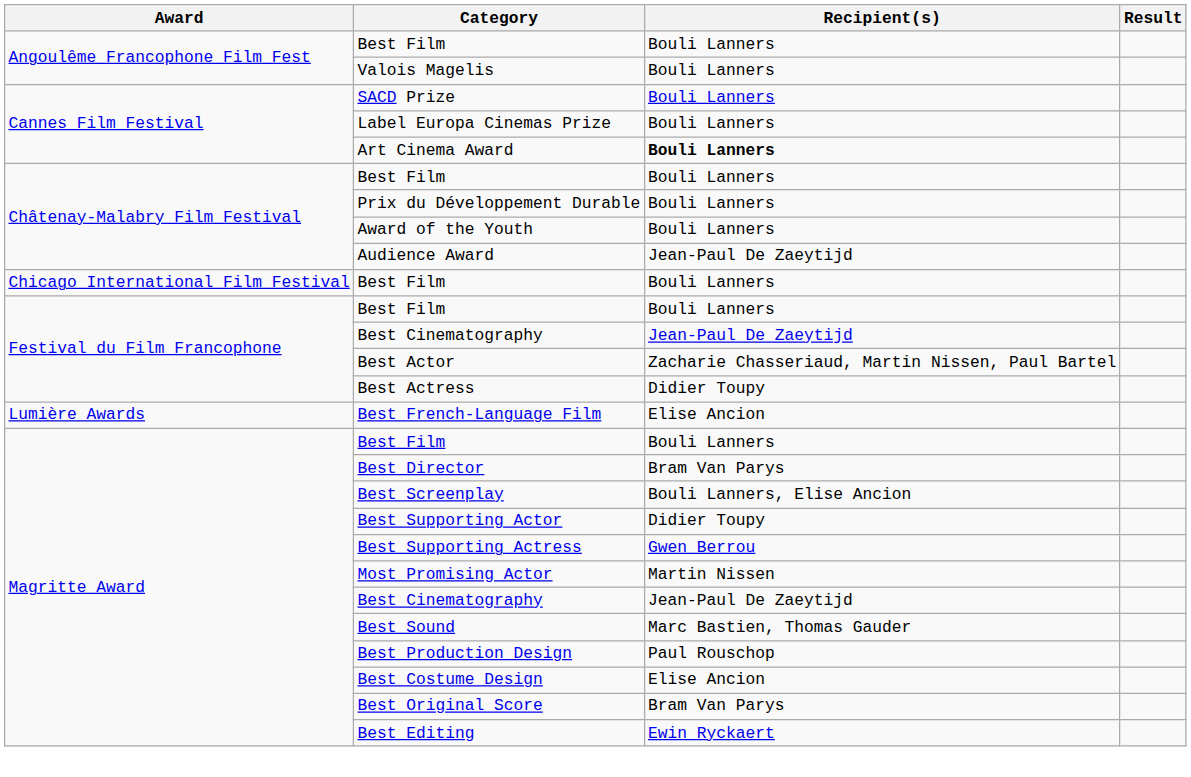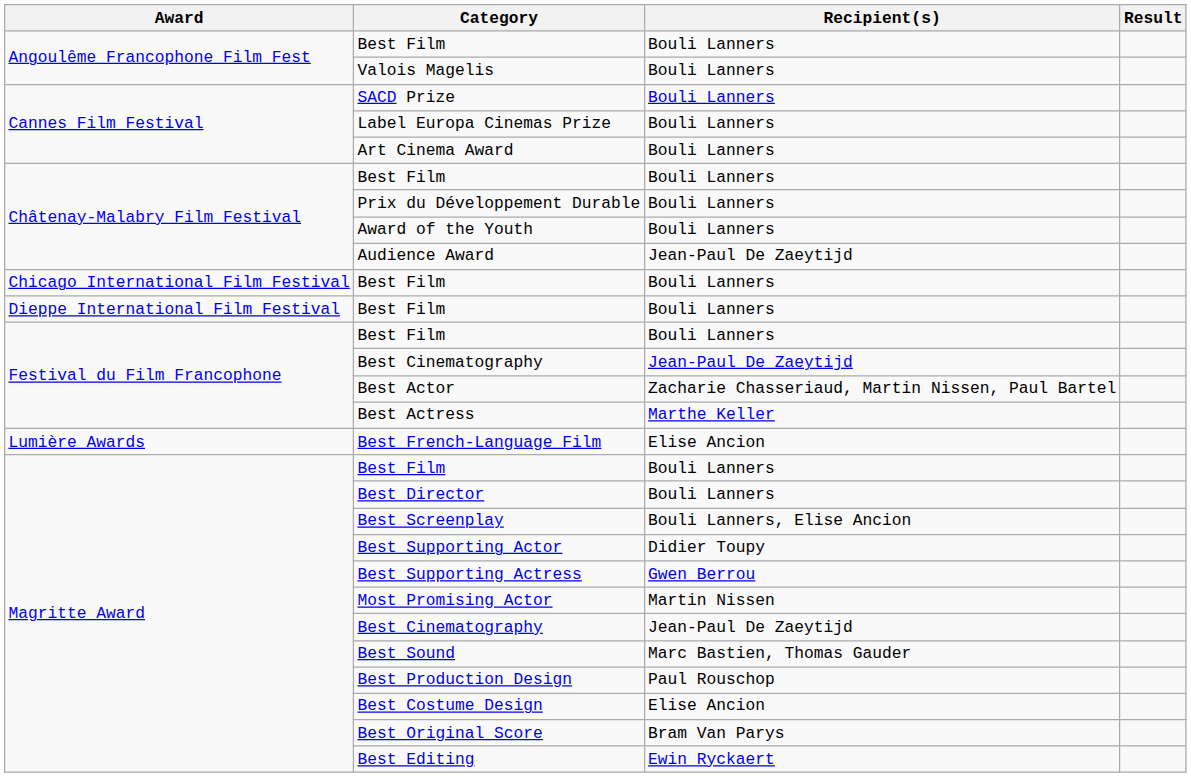(711, 150) bold -> (711, 150) normal
+ row: (174, 309)
(707, 389) Didier Toupy -> (711, 415) Marthe Keller
(716, 468) Bram Van Parys -> (711, 495) Bouli Lanners
